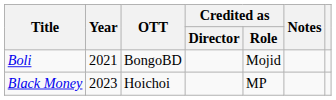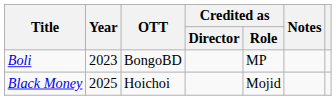(103, 60) 2021 -> (103, 60) 2023
(263, 60) Mojid -> (256, 60) MP
(103, 83) 2023 -> (103, 83) 2025
(256, 83) MP -> (263, 83) Mojid
